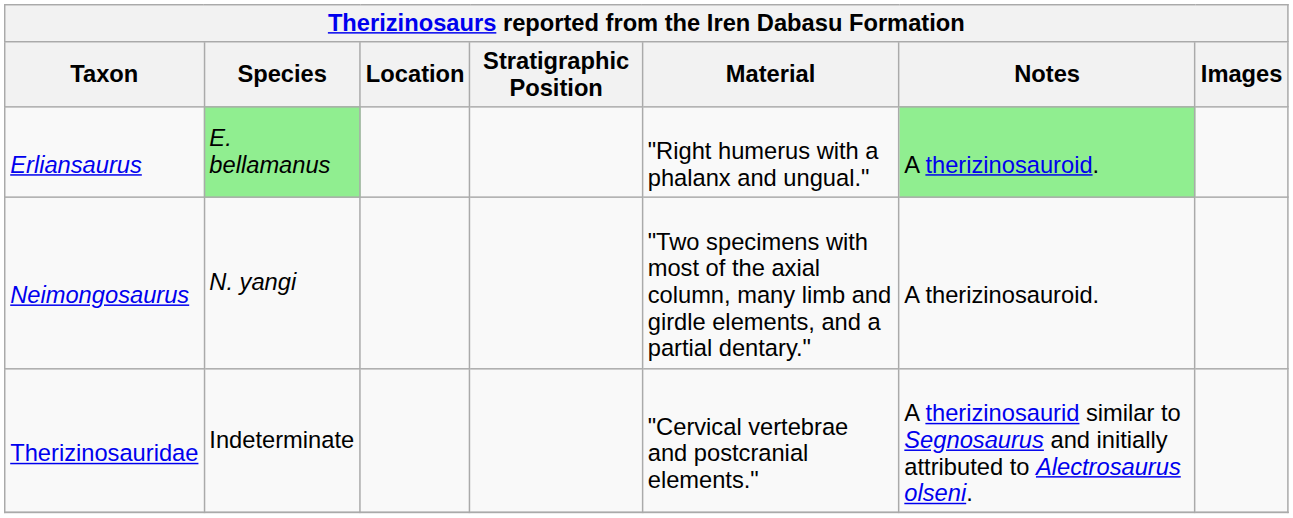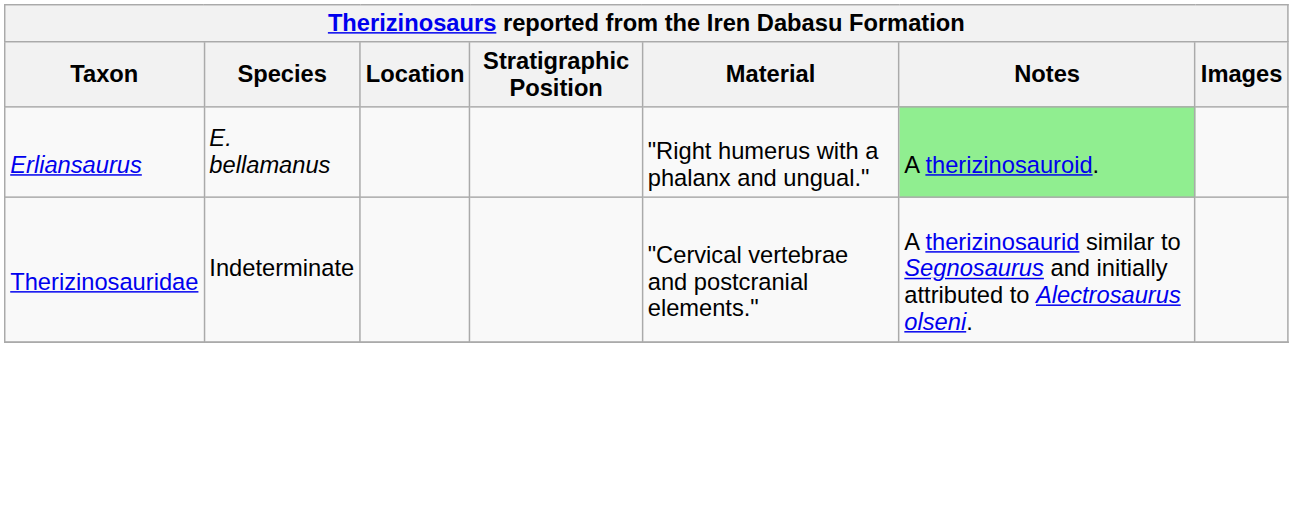(270, 151) lightgreen background -> (270, 151) no background
- row: (100, 295)
